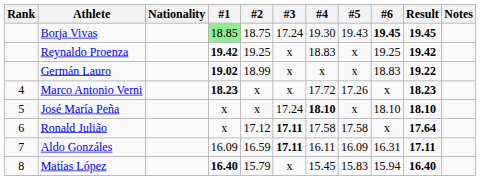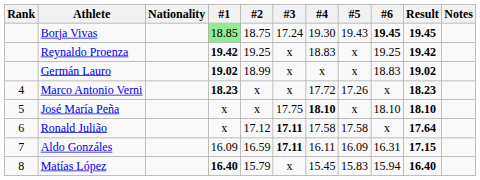(422, 71) 19.22 -> (422, 71) 19.02
(289, 109) 17.24 -> (289, 109) 17.75
(422, 147) 17.11 -> (422, 147) 17.15
